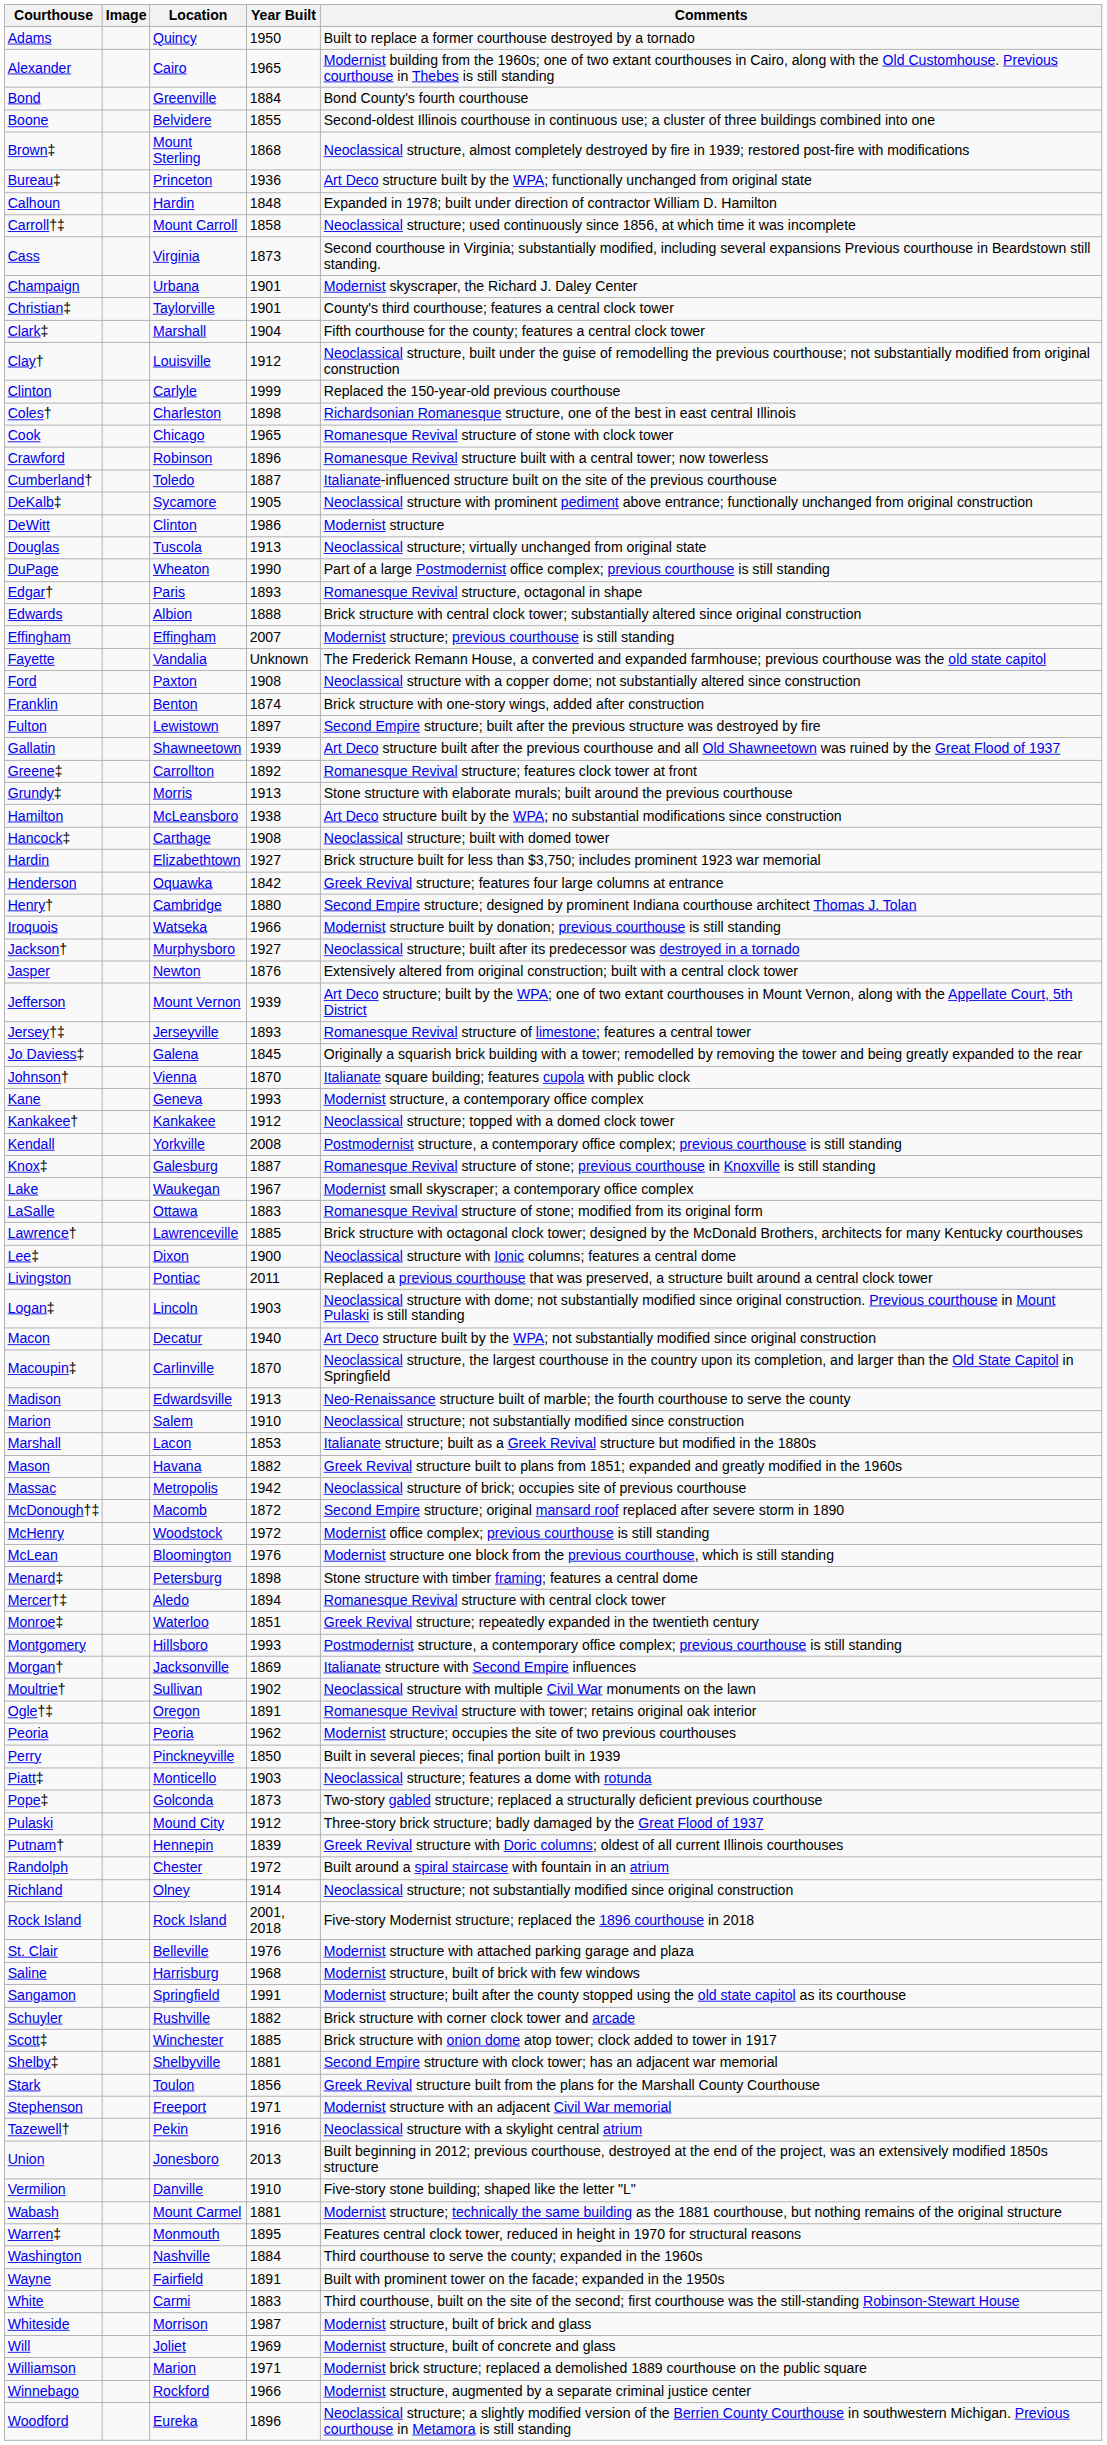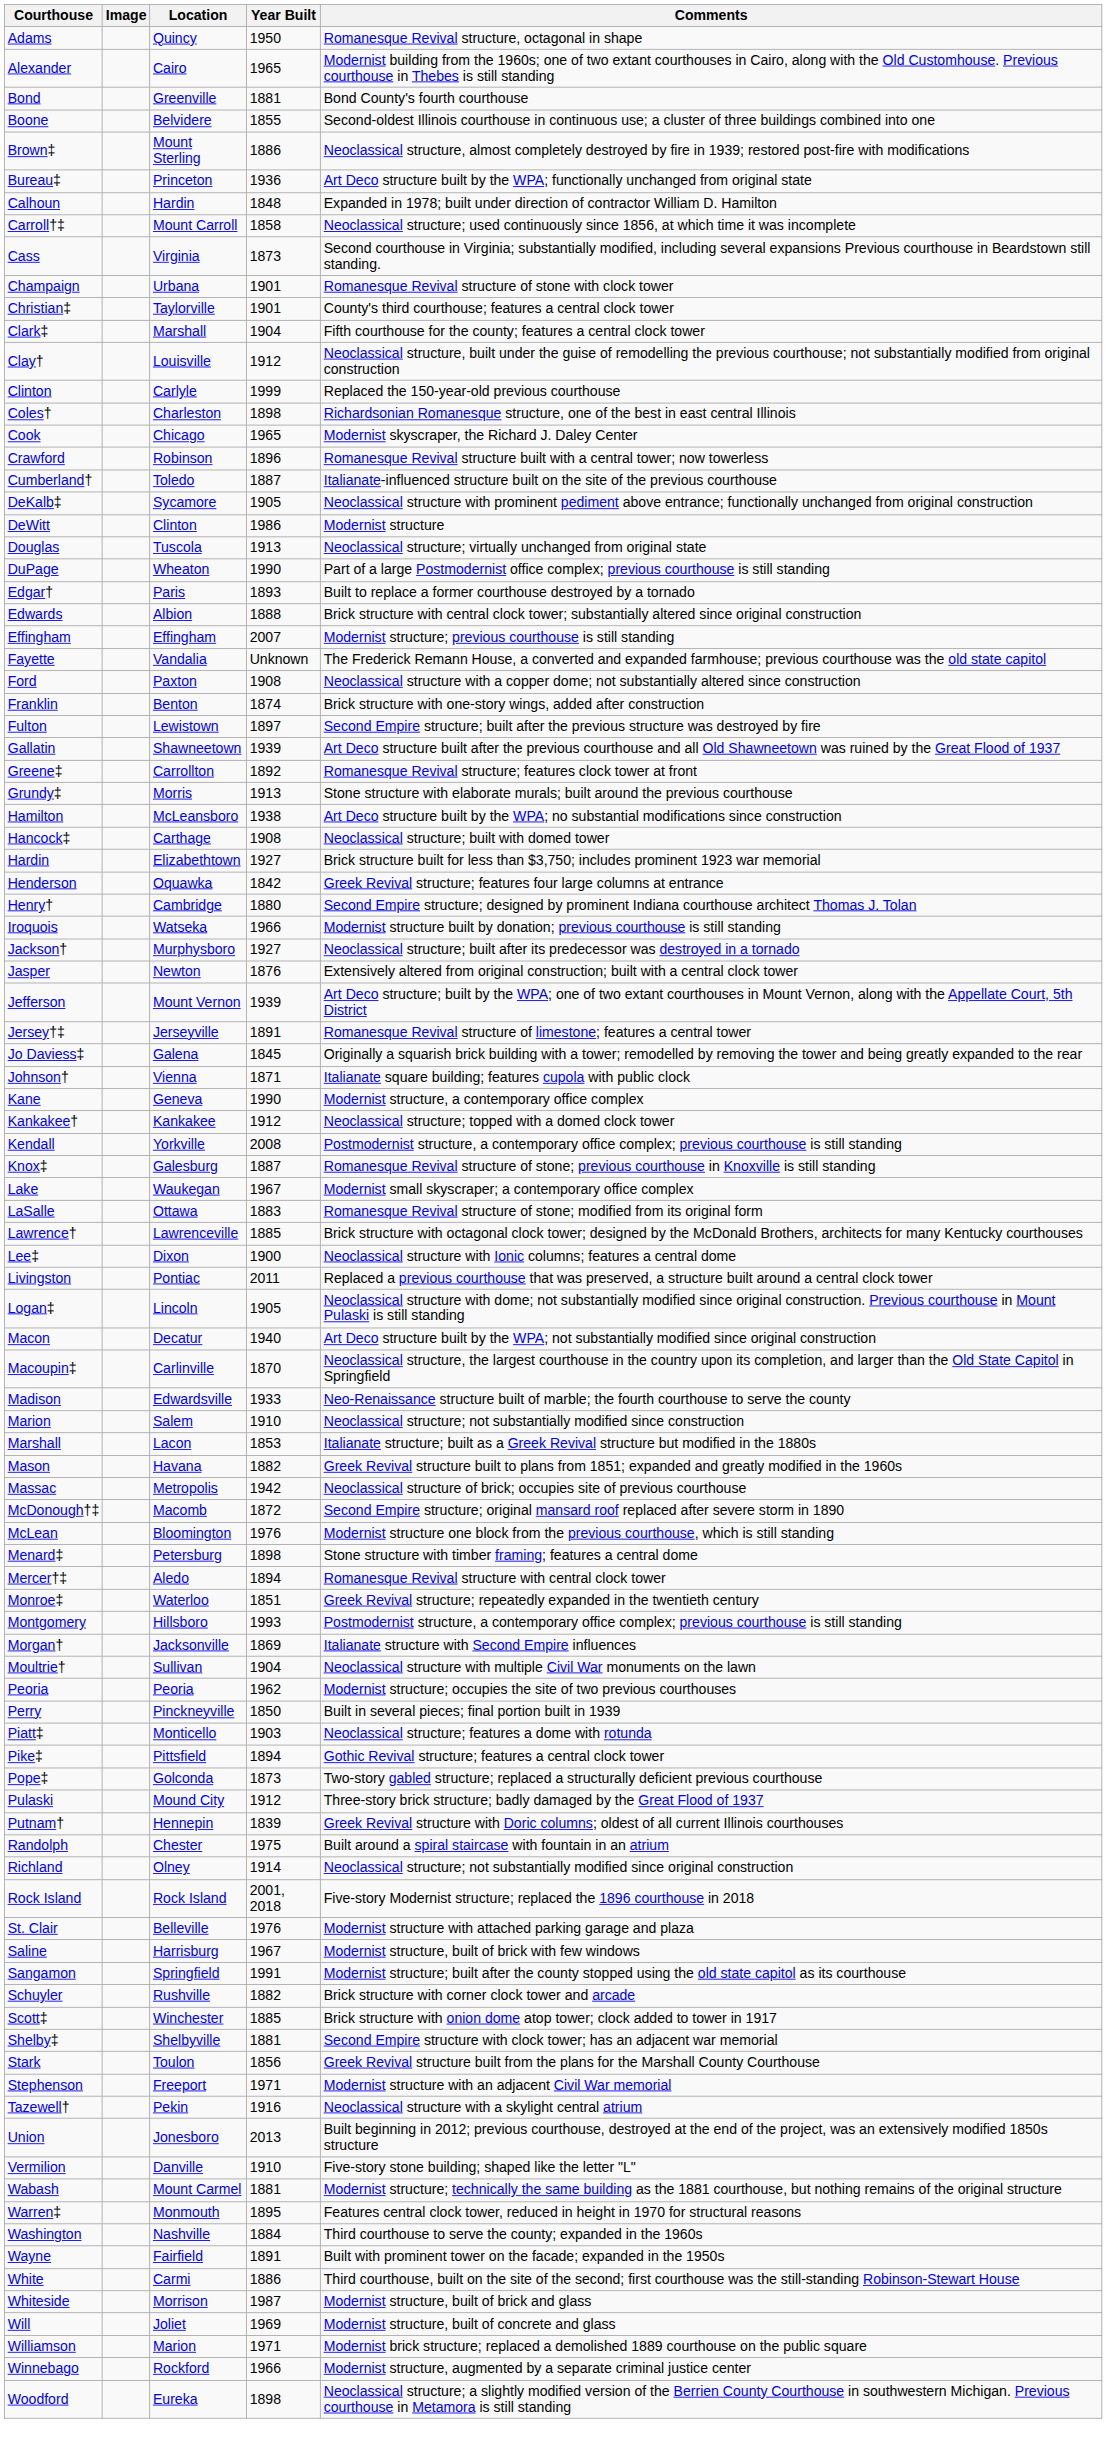(509, 37) Built to replace a former courthouse destroyed by a tornado -> (483, 37) Romanesque Revival structure, octagonal in shape
(265, 98) 1884 -> (265, 98) 1881
(265, 151) 1868 -> (265, 151) 1886
(481, 286) Modernist skyscraper, the Richard J. Daley Center -> (499, 286) Romanesque Revival structure of stone with clock tower
(499, 436) Romanesque Revival structure of stone with clock tower -> (481, 436) Modernist skyscraper, the Richard J. Daley Center
(483, 592) Romanesque Revival structure, octagonal in shape -> (509, 592) Built to replace a former courthouse destroyed by a tornado
(265, 1032) 1893 -> (265, 1032) 1891
(265, 1077) 1870 -> (265, 1077) 1871
(265, 1099) 1993 -> (265, 1099) 1990
(265, 1308) 1903 -> (265, 1308) 1905
(265, 1399) 1913 -> (265, 1399) 1933
- row: (36, 1533)
(265, 1689) 1902 -> (265, 1667) 1904
- row: (30, 1711)
+ row: (25, 1756)
(265, 1868) 1972 -> (265, 1845) 1975
(265, 1973) 1968 -> (265, 1951) 1967
(265, 2301) 1883 -> (265, 2279) 1886
(265, 2421) 1896 -> (265, 2399) 1898
